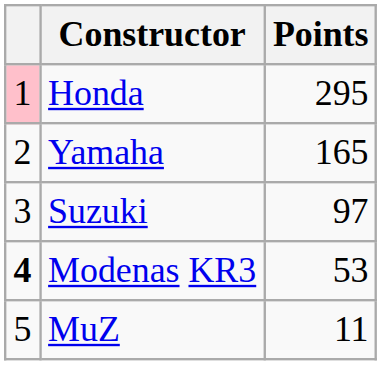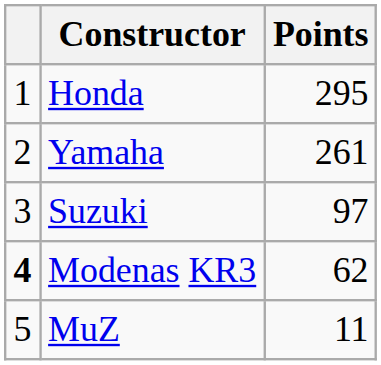(22, 93) pink background -> (22, 93) no background
(342, 152) 165 -> (342, 152) 261
(351, 270) 53 -> (351, 270) 62
